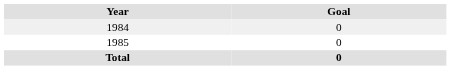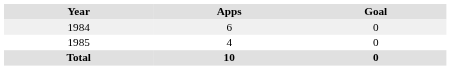+ column: (229, 11)
